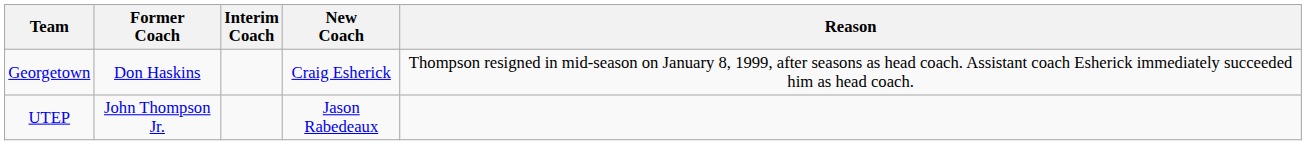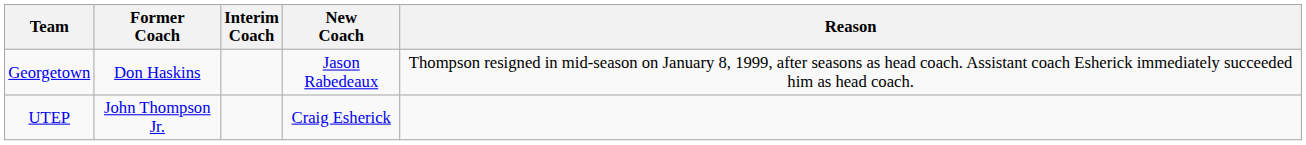(341, 72) Craig Esherick -> (341, 72) Jason Rabedeaux
(341, 117) Jason Rabedeaux -> (341, 117) Craig Esherick
